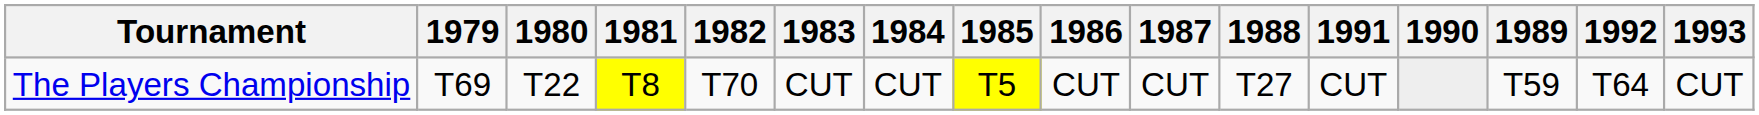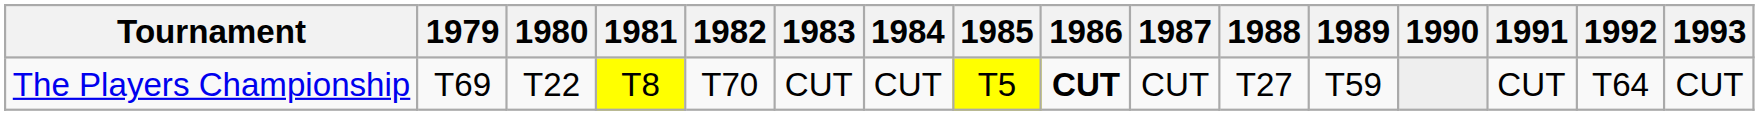columns swapped: (1531, 32) <-> (1353, 32)
(1086, 84) normal -> (1086, 84) bold
